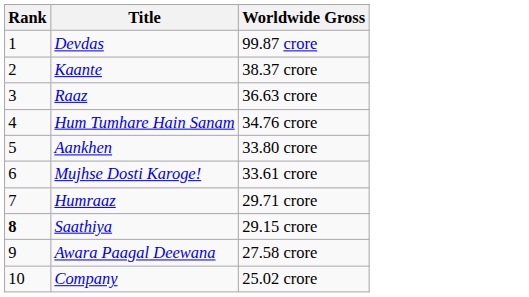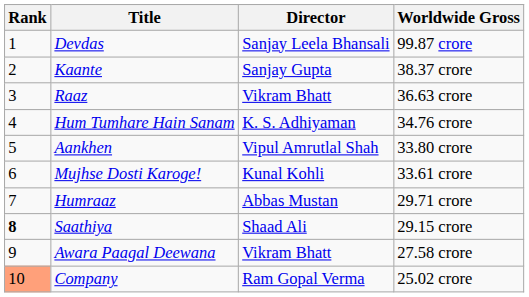+ column: (316, 17)
(17, 278) no background -> (17, 278) lightsalmon background
